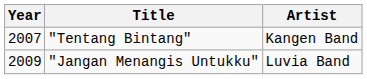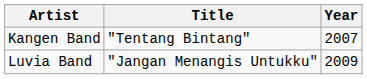columns swapped: (25, 16) <-> (312, 16)
